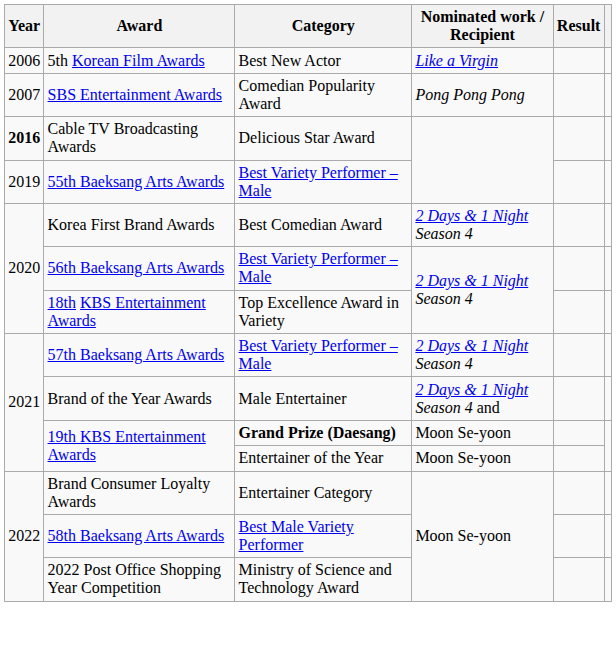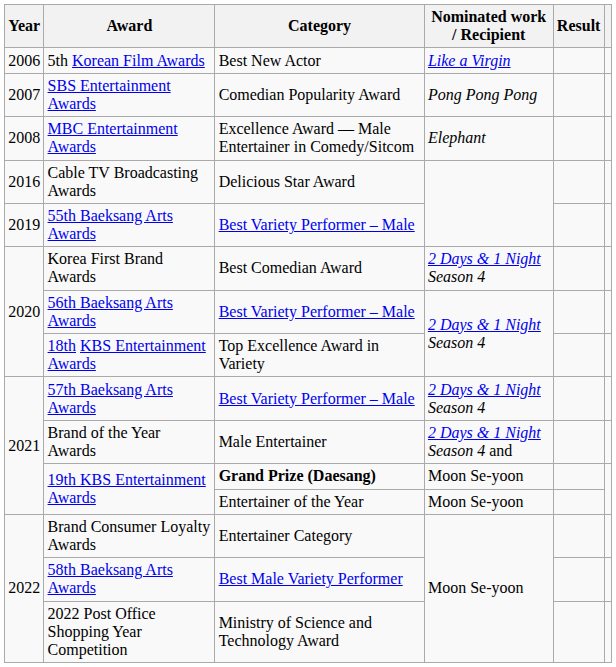+ row: (113, 138)
(24, 138) bold -> (24, 181) normal
